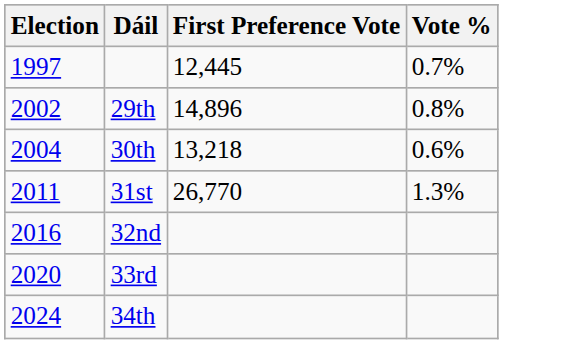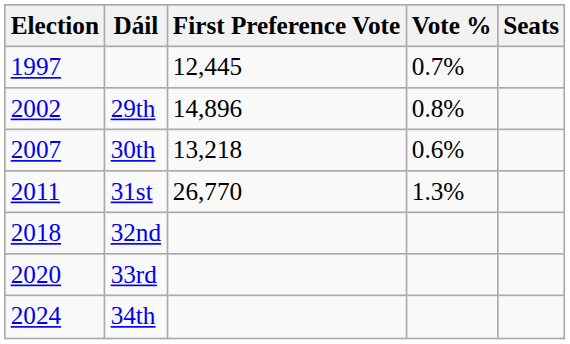+ column: (531, 25)
(36, 150) 2004 -> (36, 150) 2007
(36, 233) 2016 -> (36, 233) 2018
